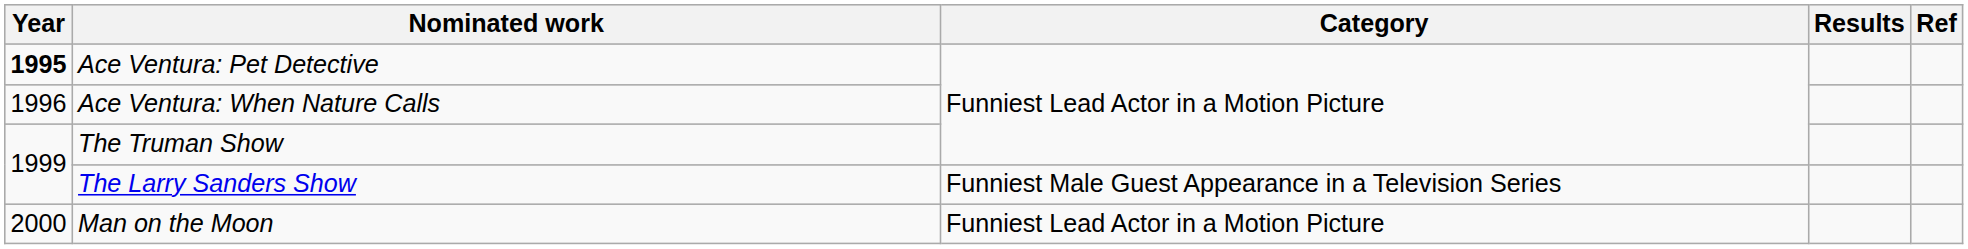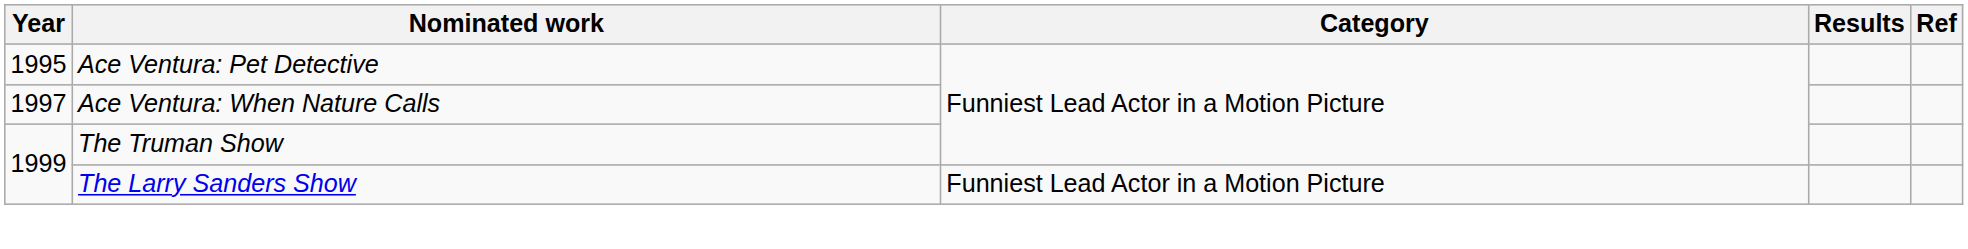(39, 64) bold -> (39, 64) normal
(39, 104) 1996 -> (39, 104) 1997
(1254, 183) Funniest Male Guest Appearance in a Television Series -> (1166, 183) Funniest Lead Actor in a Motion Picture
- row: (176, 223)
